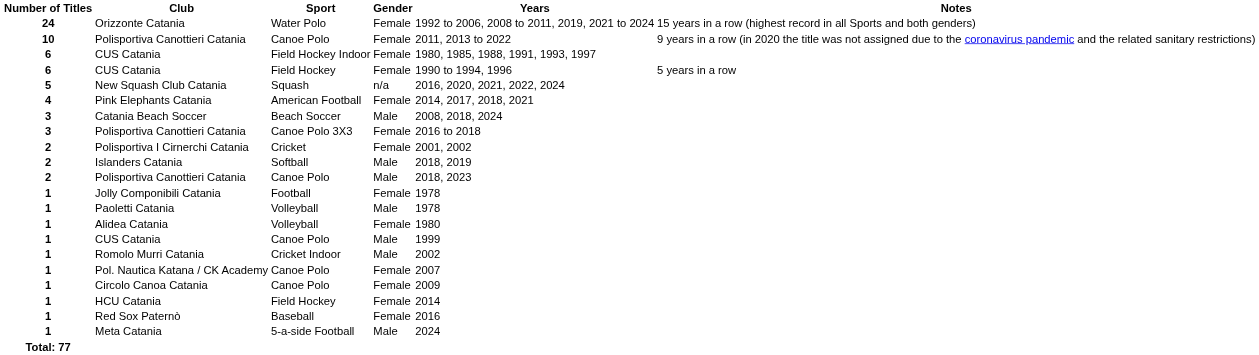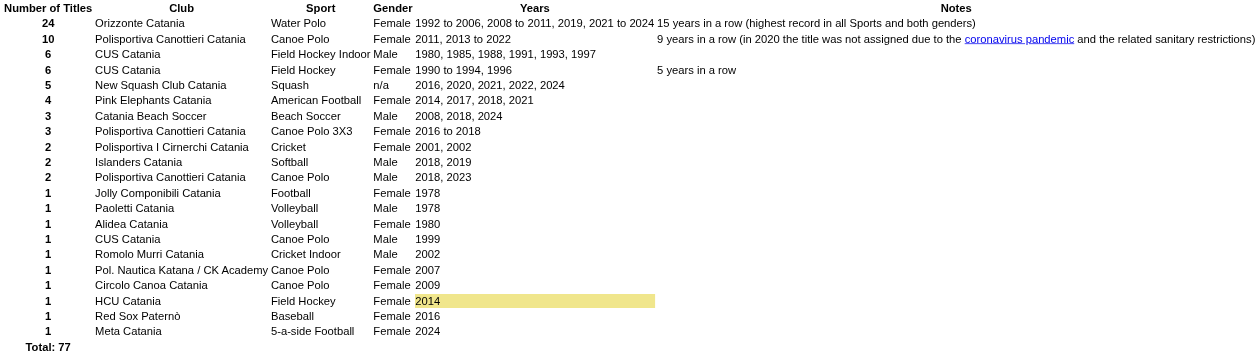(392, 54) Female -> (385, 54) Male
(428, 301) no background -> (428, 301) khaki background
(385, 331) Male -> (392, 331) Female
